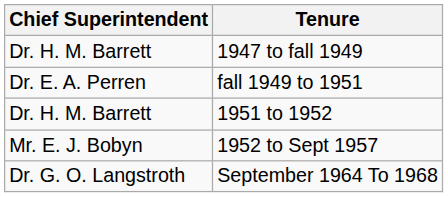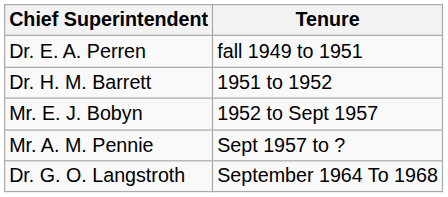- row: (290, 51)
+ row: (281, 144)
